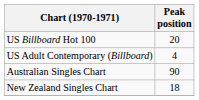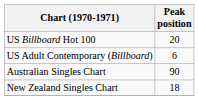(174, 55) 4 -> (174, 55) 6
